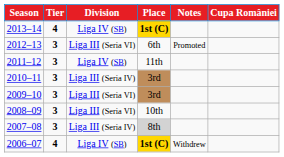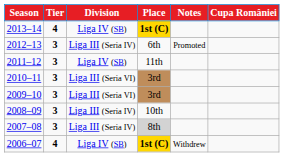(102, 45) Liga III (Seria VI) -> (102, 45) Liga III (Seria IV)
(102, 78) Liga III (Seria IV) -> (102, 78) Liga III (Seria VI)
(102, 111) Liga III (Seria VI) -> (102, 111) Liga III (Seria IV)
